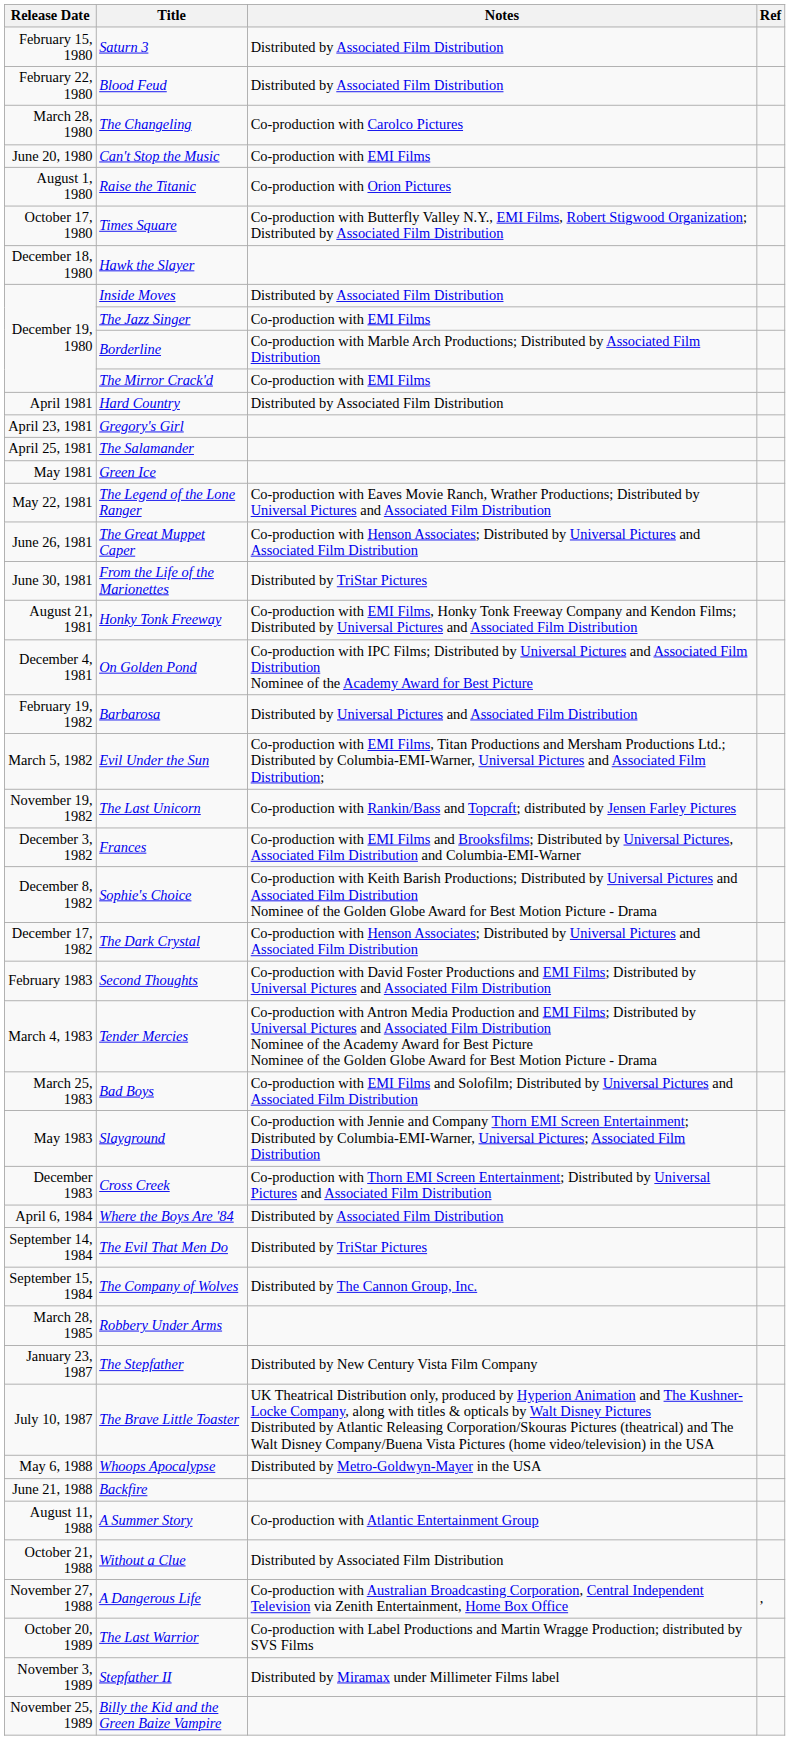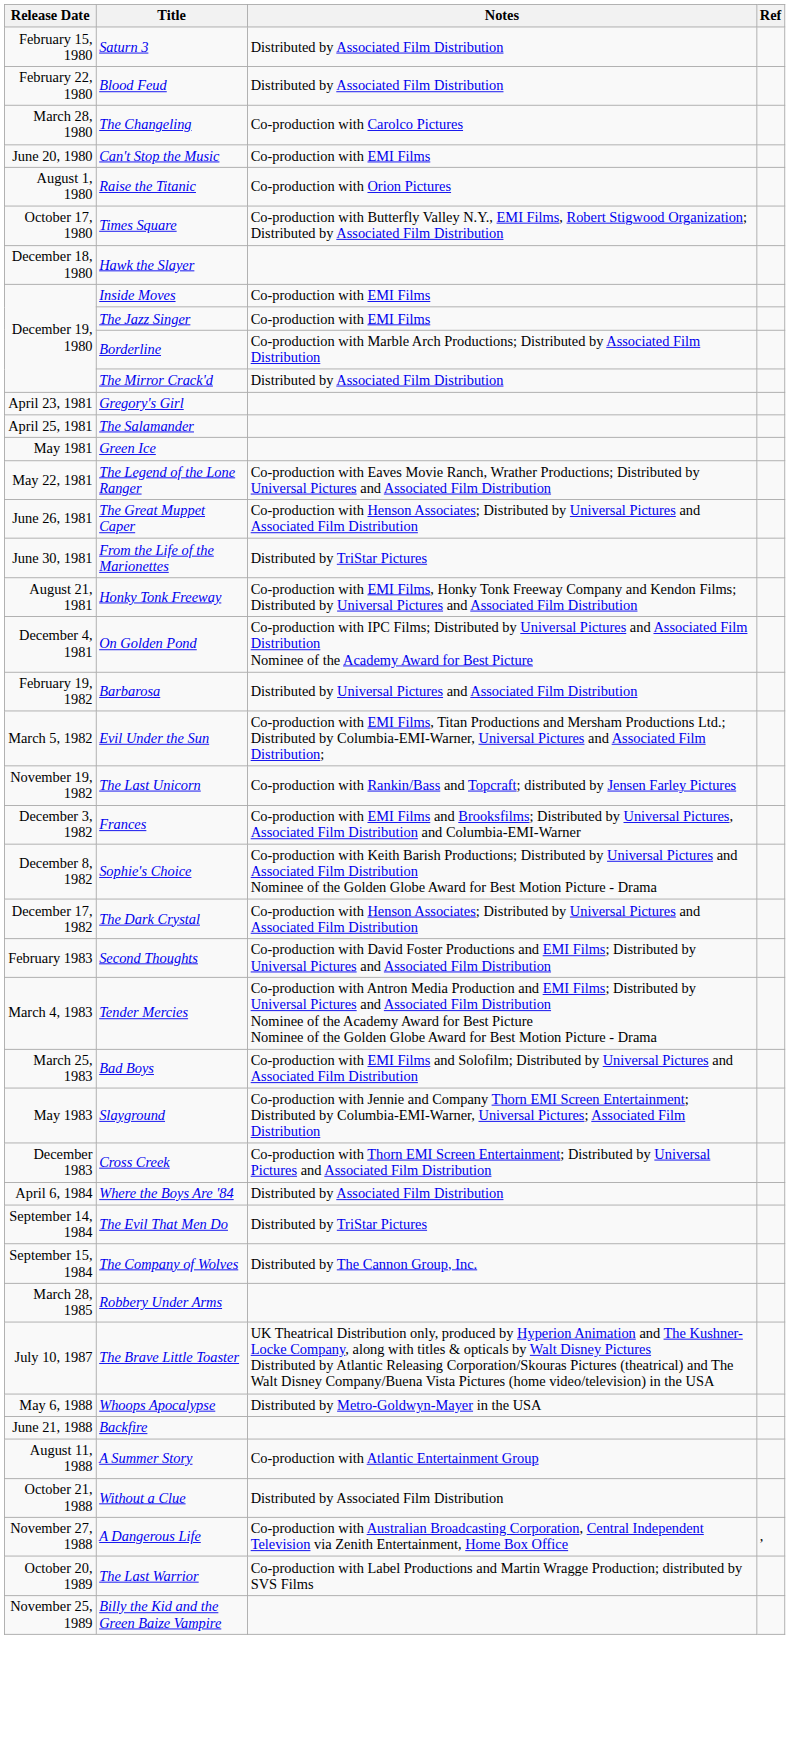(377, 295) Distributed by Associated Film Distribution -> (340, 295) Co-production with EMI Films
(340, 380) Co-production with EMI Films -> (377, 380) Distributed by Associated Film Distribution
- row: (140, 403)
- row: (141, 1364)
- row: (135, 1676)
